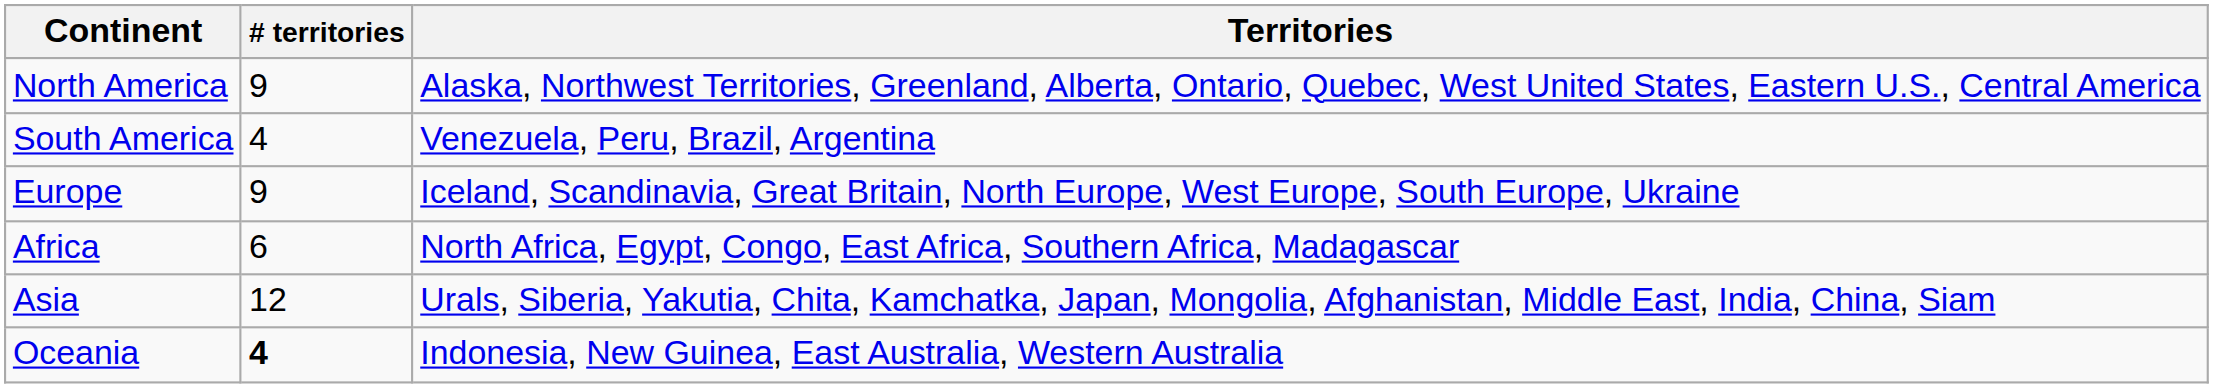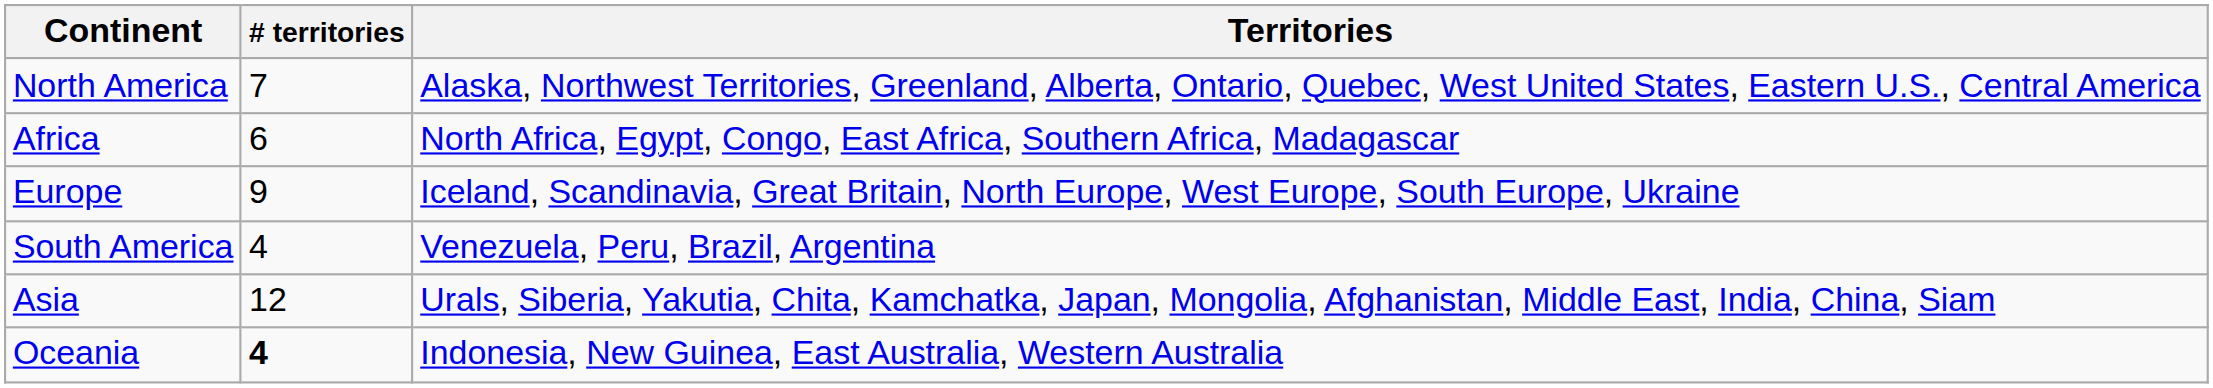(259, 85) 9 -> (259, 85) 7
rows swapped: (123, 138) <-> (56, 246)
